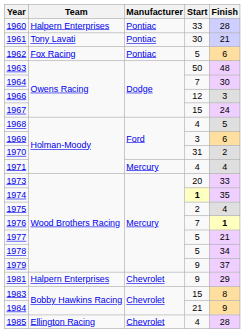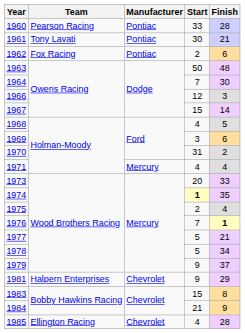(70, 26) Halpern Enterprises -> (62, 26) Pearson Racing
(197, 54) 5 -> (197, 54) 2
(225, 110) 24 -> (225, 110) 14
